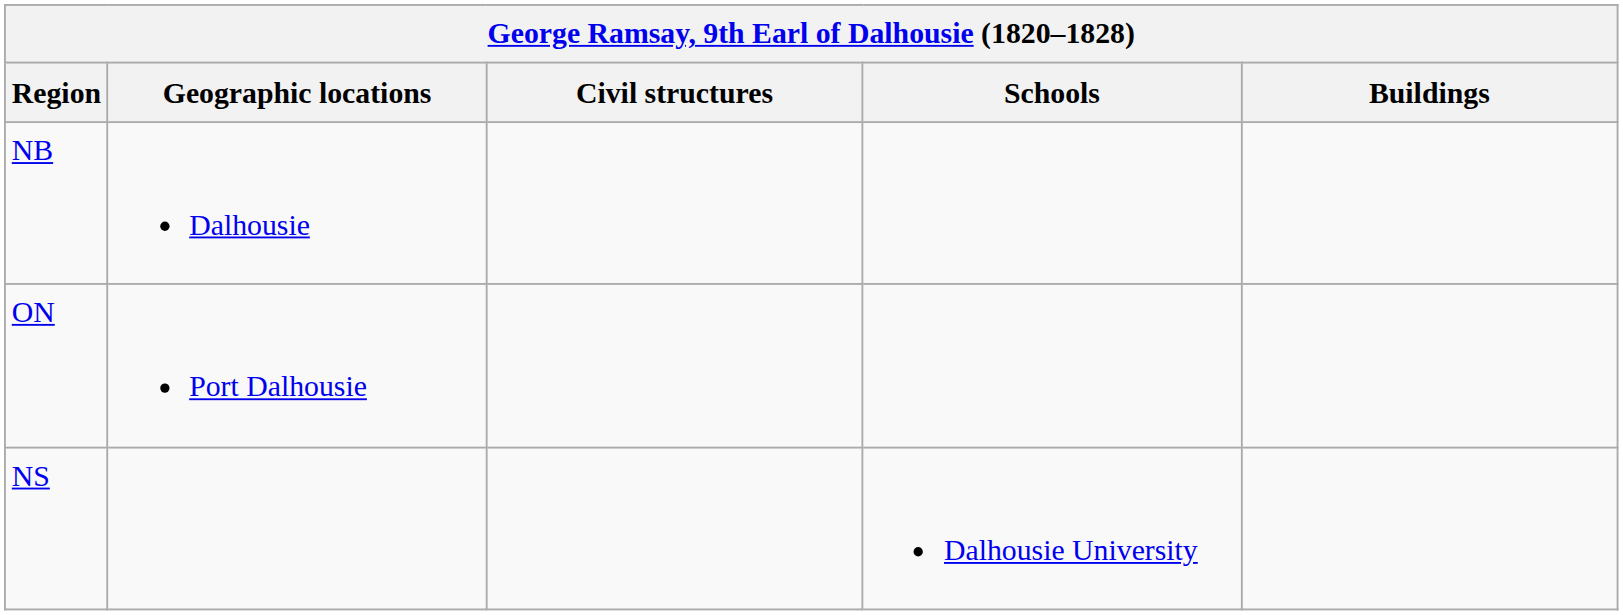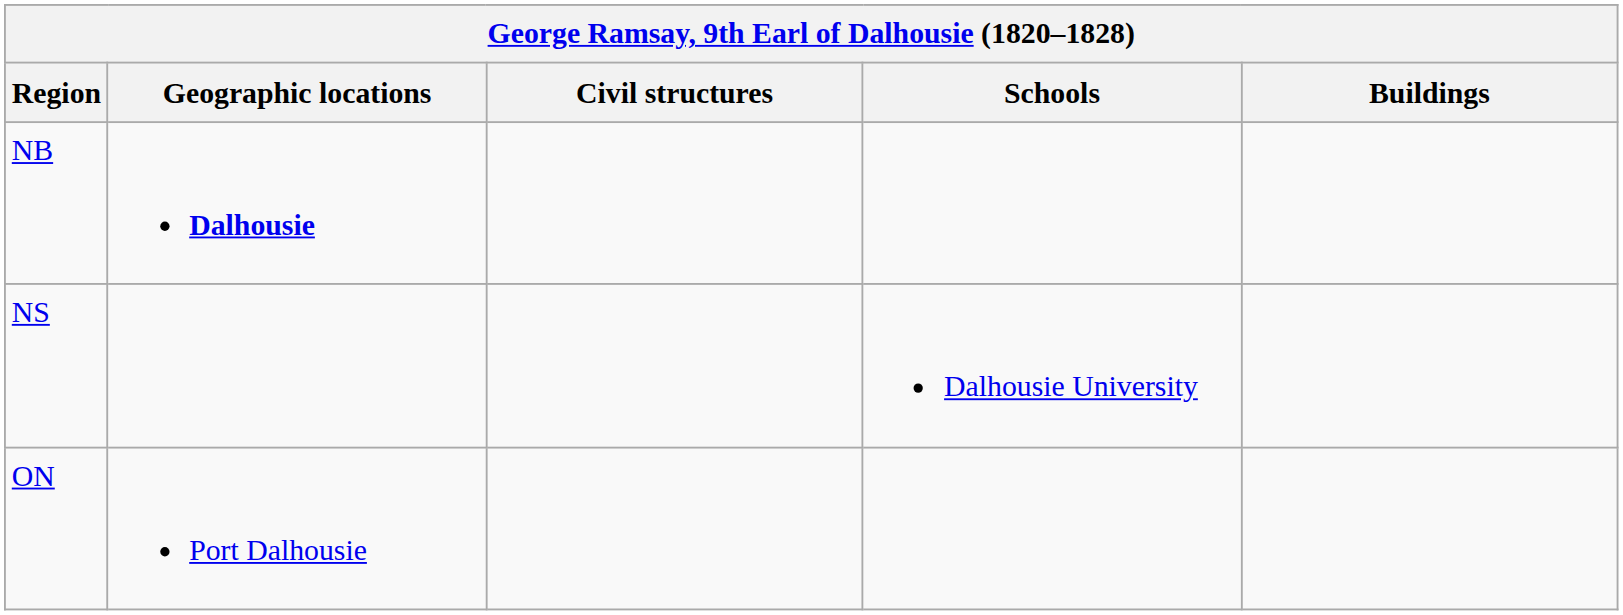(297, 225) normal -> (297, 225) bold
rows swapped: (31, 475) <-> (33, 312)
